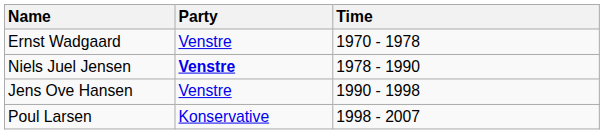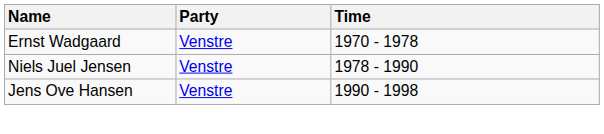(207, 66) bold -> (206, 66) normal
- row: (50, 116)
